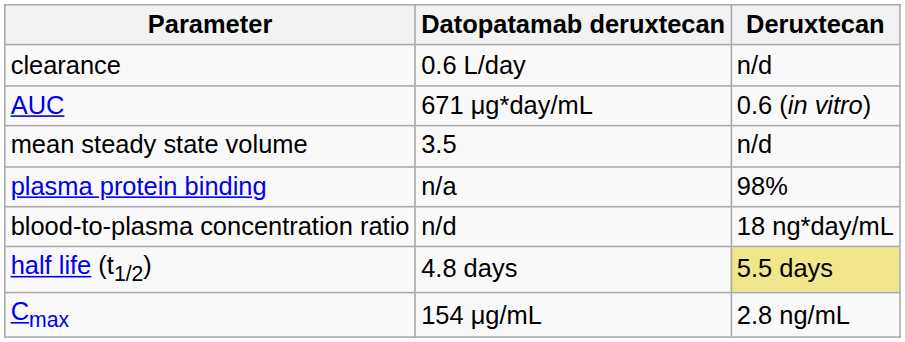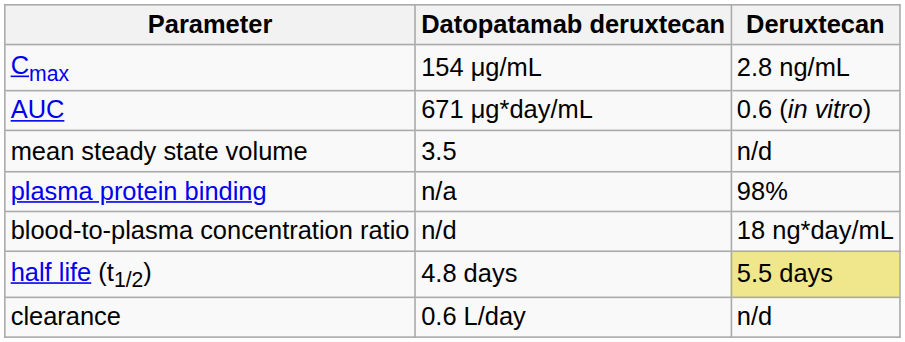rows swapped: (40, 315) <-> (66, 65)
